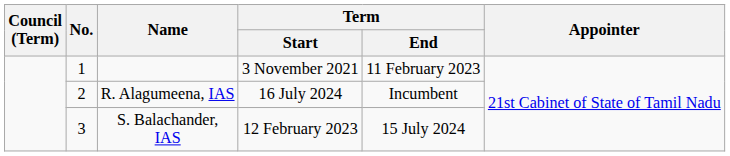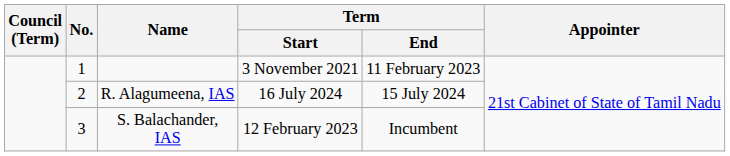(423, 94) Incumbent -> (423, 94) 15 July 2024
(423, 128) 15 July 2024 -> (423, 128) Incumbent
